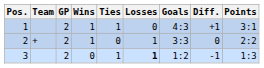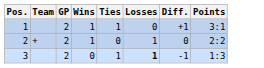- column: (175, 12)
